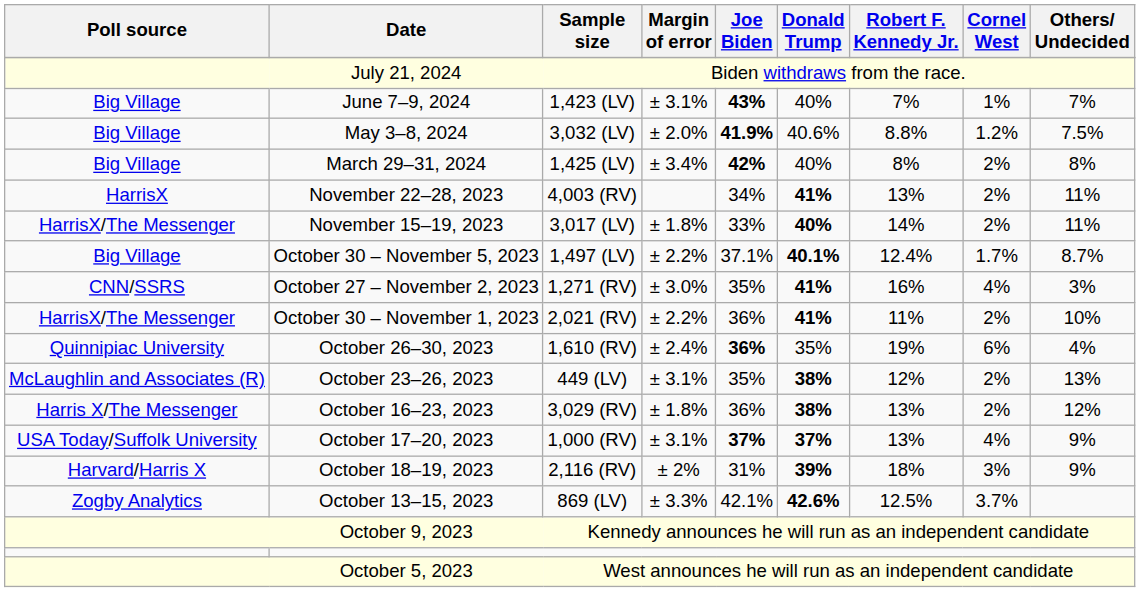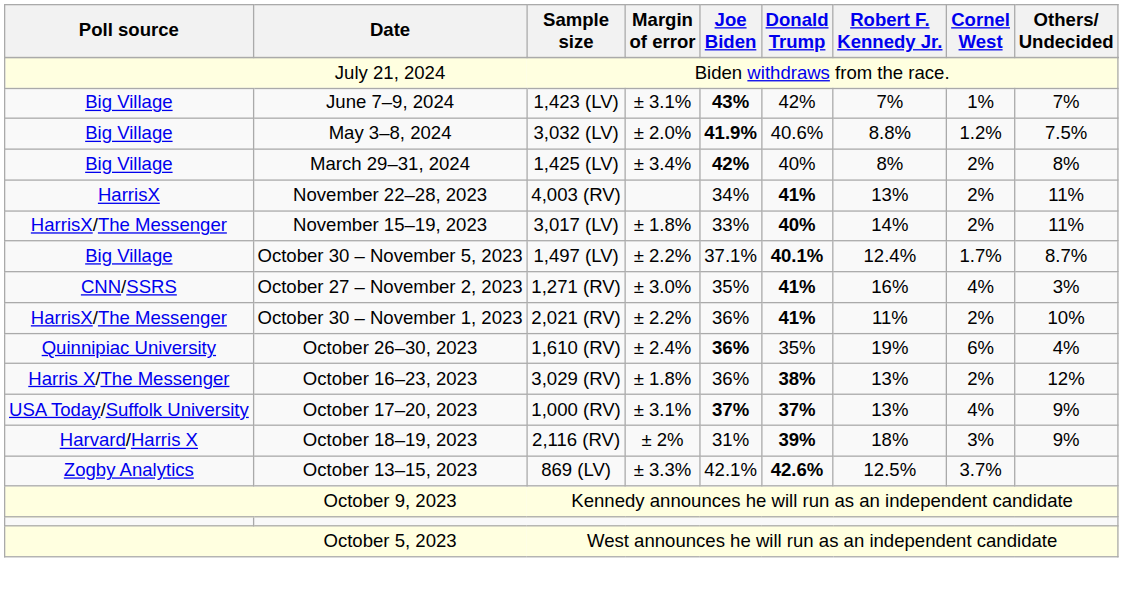(813, 103) 40% -> (797, 103) 42%
- row: (406, 379)
